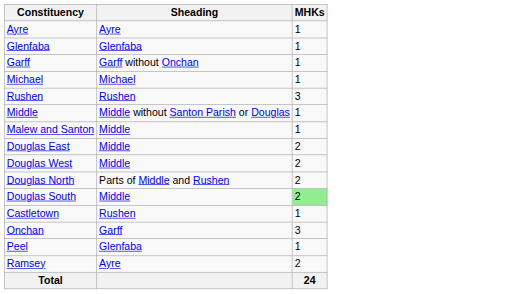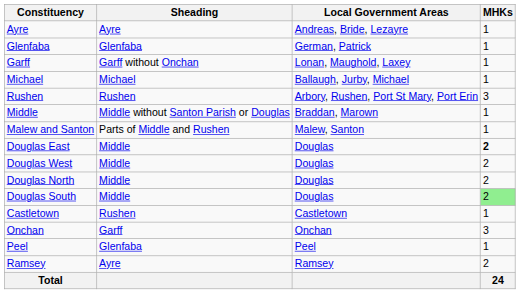+ column: (386, 12)
(115, 130) Middle -> (164, 130) Parts of Middle and Rushen
(298, 146) normal -> (486, 146) bold
(164, 180) Parts of Middle and Rushen -> (115, 180) Middle
